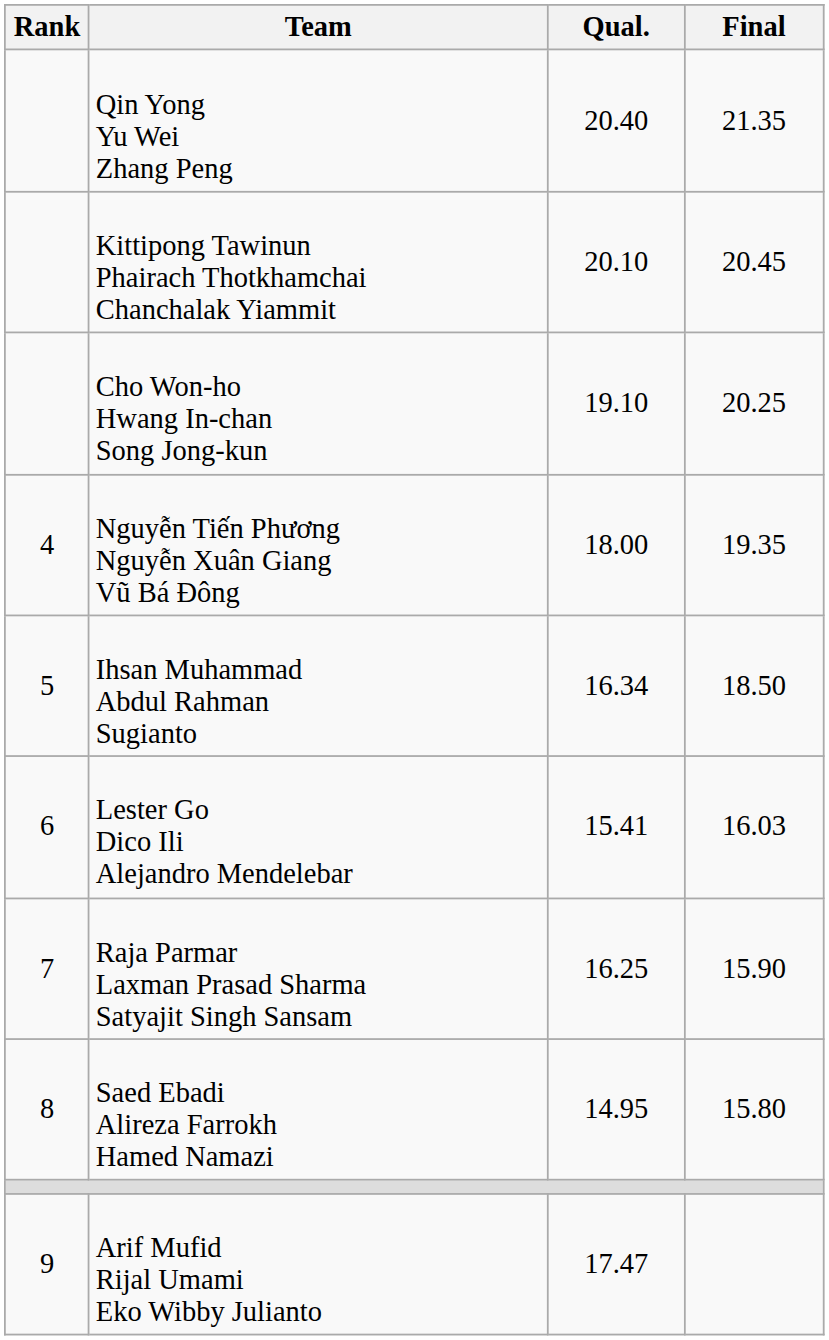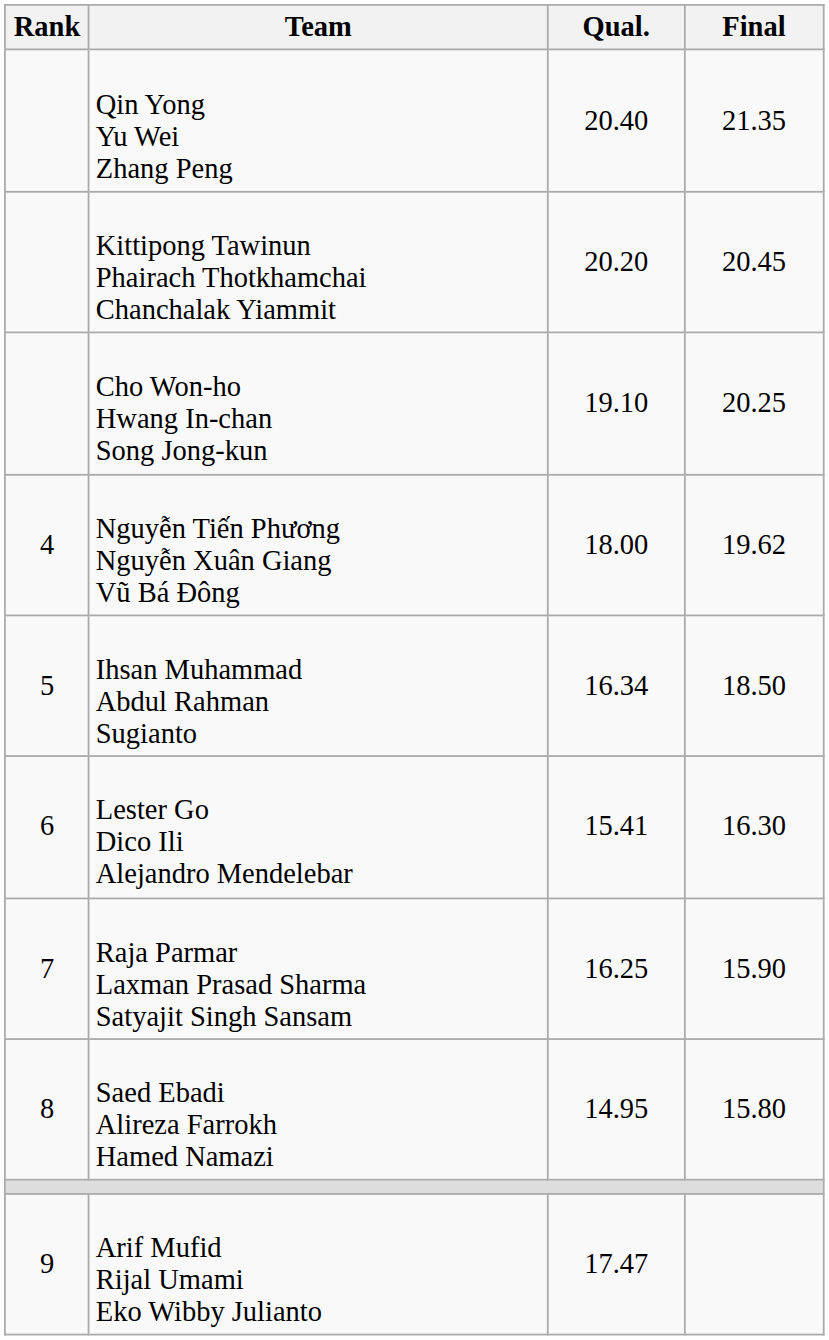(616, 261) 20.10 -> (616, 261) 20.20
(754, 544) 19.35 -> (754, 544) 19.62
(754, 826) 16.03 -> (754, 826) 16.30
